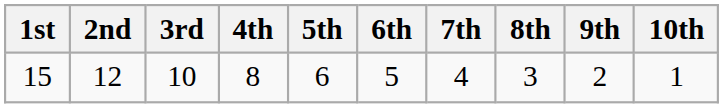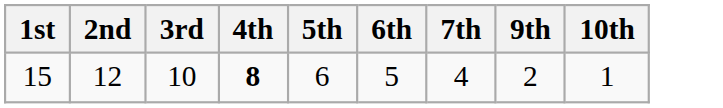- column: (530, 28)
(253, 76) normal -> (253, 76) bold
